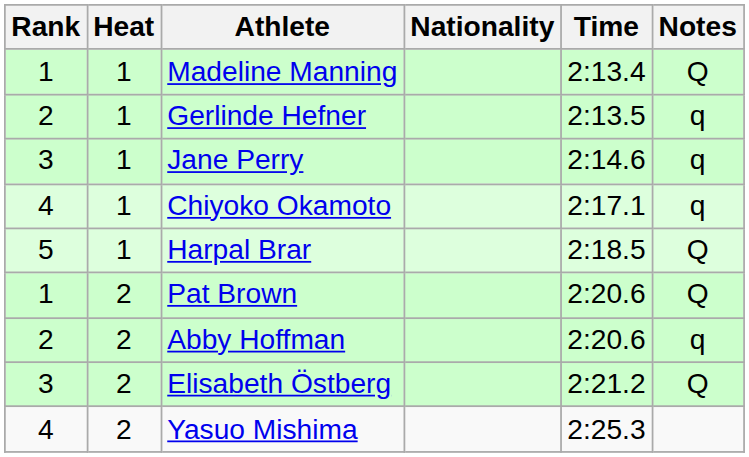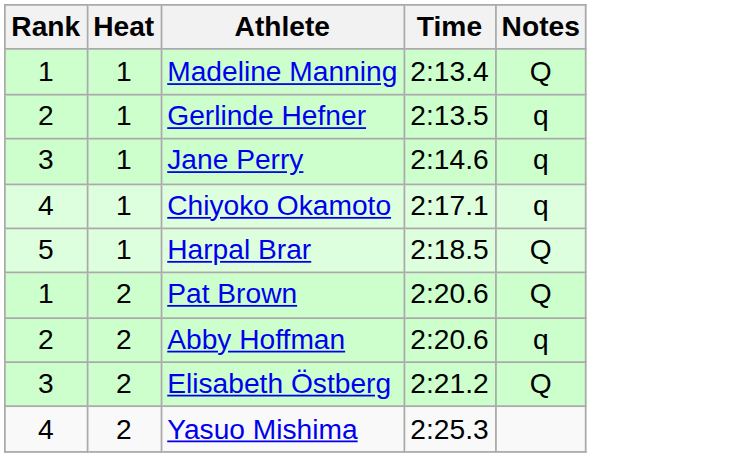- column: (482, 26)
